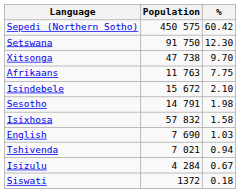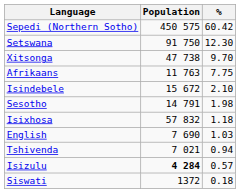(222, 120) 1.58 -> (222, 120) 1.18
(186, 166) normal -> (186, 166) bold
(222, 166) 0.67 -> (222, 166) 0.57
